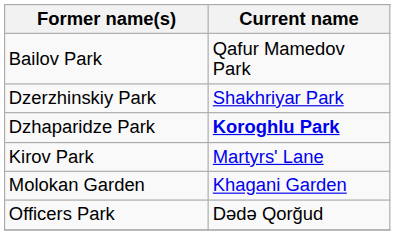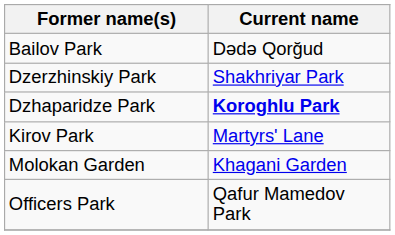(279, 58) Qafur Mamedov Park -> (268, 48) Dədə Qorğud
(268, 214) Dədə Qorğud -> (279, 204) Qafur Mamedov Park
